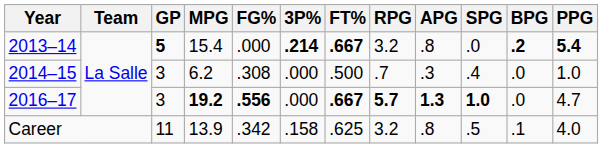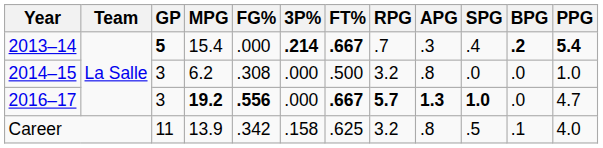(386, 45) 3.2 -> (381, 45) .7
(427, 45) .8 -> (427, 45) .3
(473, 45) .0 -> (473, 45) .4
(381, 73) .7 -> (386, 73) 3.2
(427, 73) .3 -> (427, 73) .8
(473, 73) .4 -> (473, 73) .0
